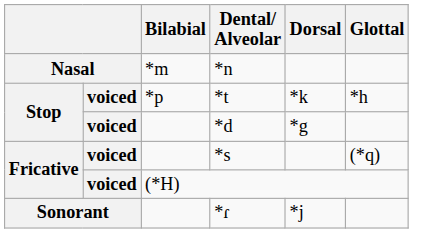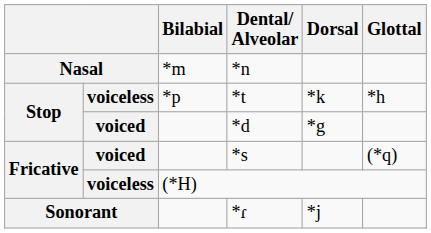(112, 97) voiced -> (120, 97) voiceless
(112, 184) voiced -> (120, 184) voiceless
